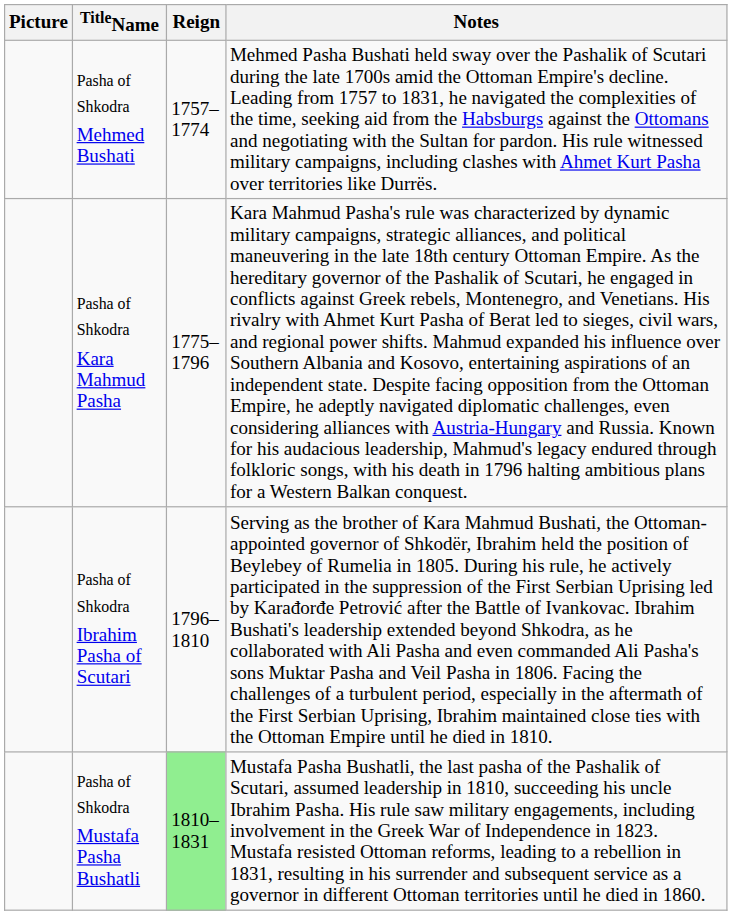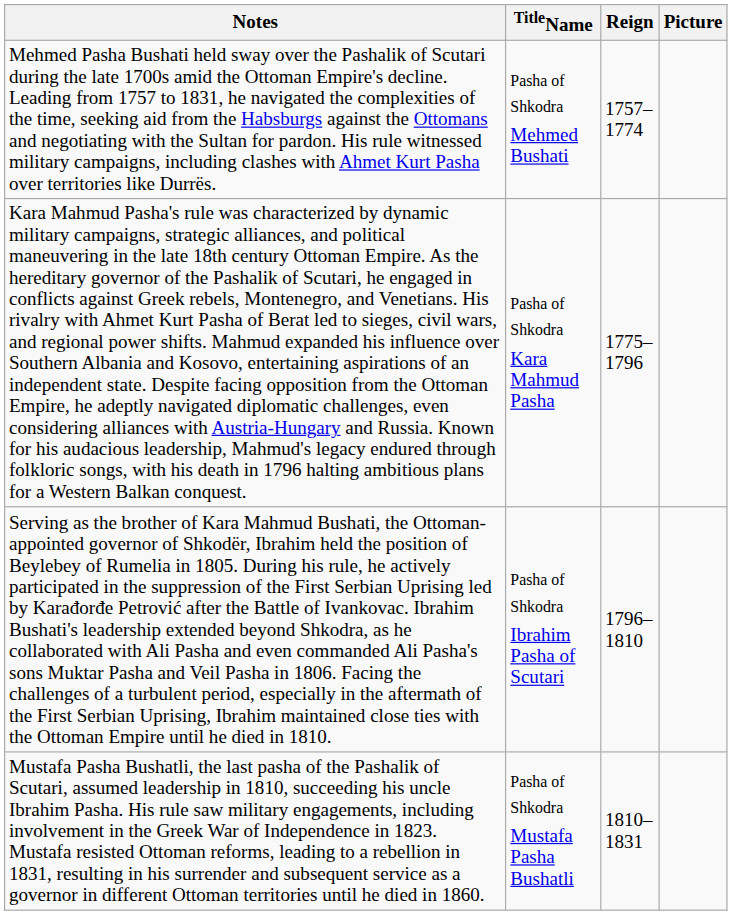columns swapped: (38, 22) <-> (476, 22)
(195, 830) lightgreen background -> (629, 830) no background
